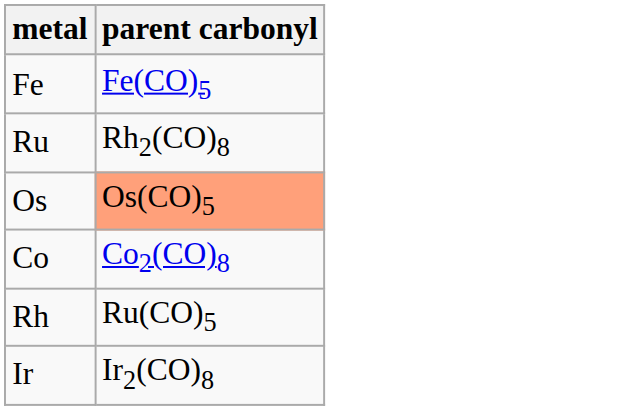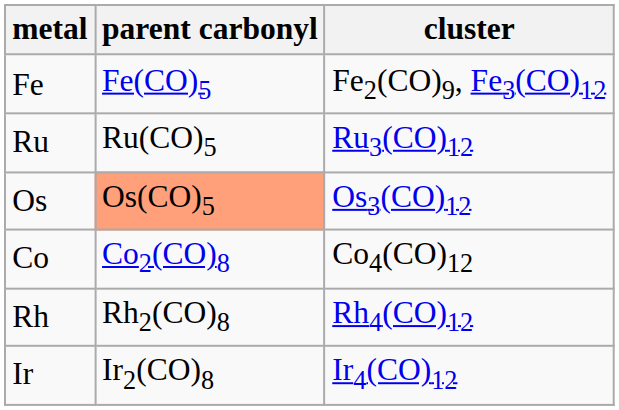+ column: (469, 29)
(166, 141) Rh2(CO)8 -> (159, 141) Ru(CO)5
(159, 316) Ru(CO)5 -> (166, 316) Rh2(CO)8
